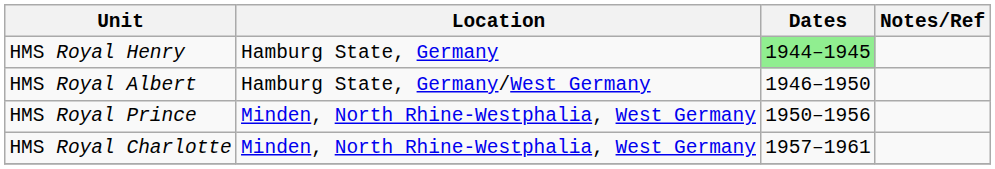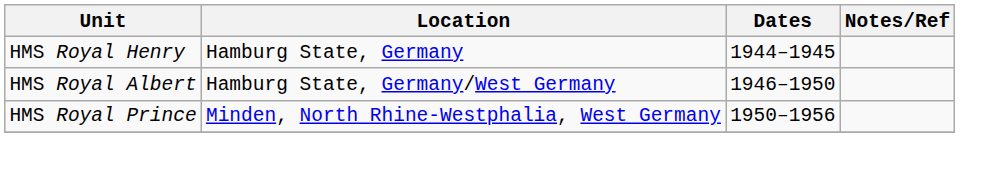(818, 52) lightgreen background -> (783, 52) no background
- row: (121, 148)
